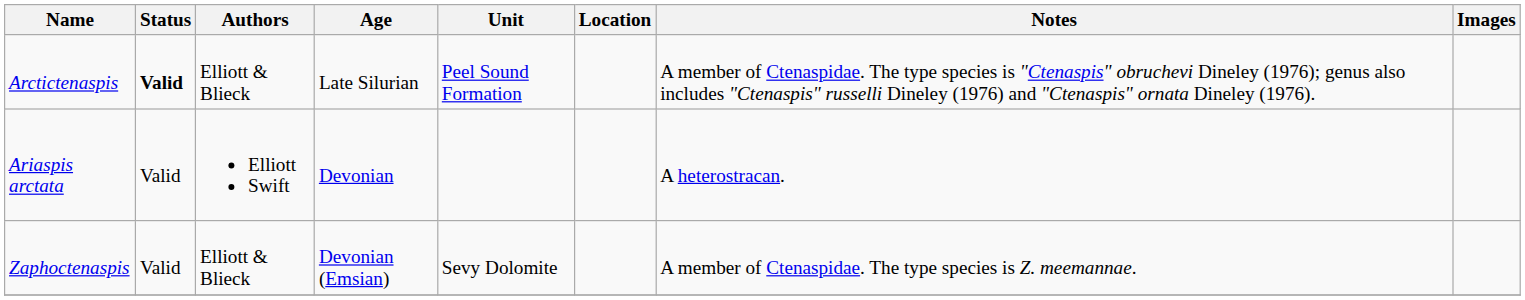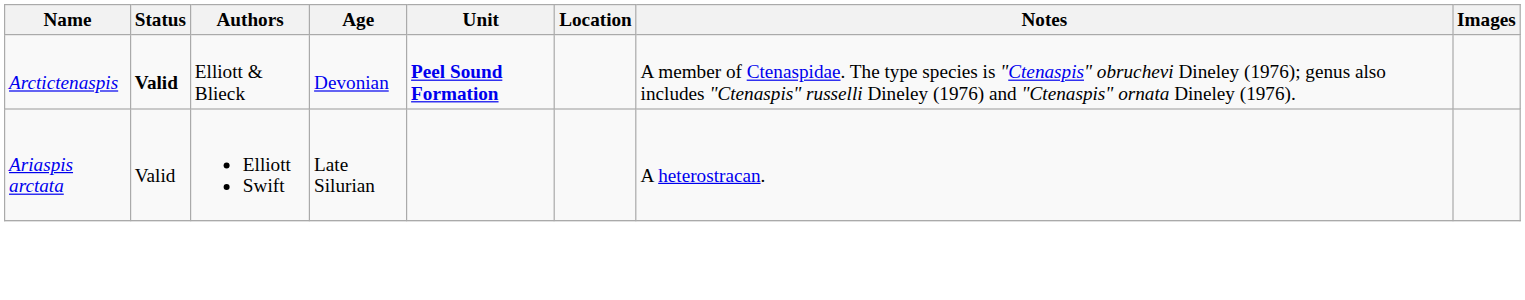(369, 82) Late Silurian -> (351, 82) Devonian
(485, 82) normal -> (457, 82) bold
(356, 175) Devonian -> (344, 175) Late Silurian
- row: (69, 268)
